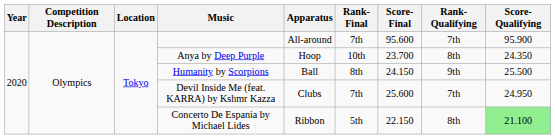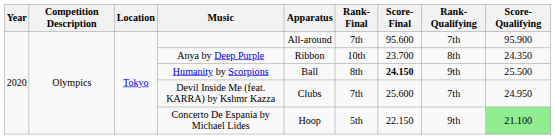(310, 55) Hoop -> (310, 55) Ribbon
(400, 71) normal -> (400, 71) bold
(310, 120) Ribbon -> (310, 120) Hoop
(454, 120) 8th -> (454, 120) 9th
